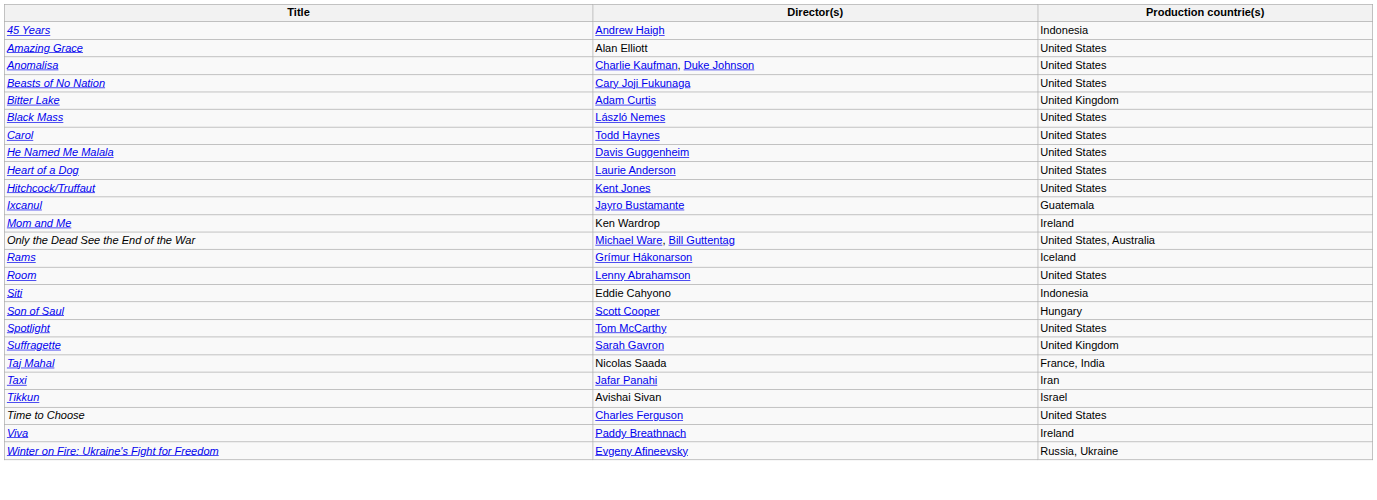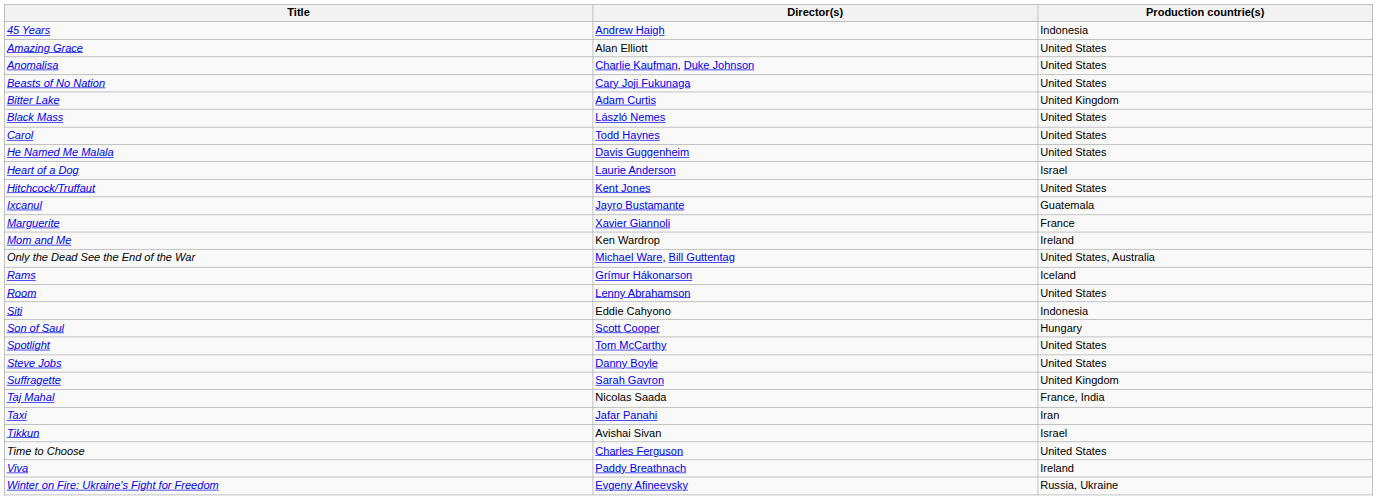(1073, 170) United States -> (1054, 170) Israel
+ row: (33, 223)
+ row: (34, 363)
